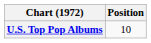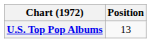(126, 29) 10 -> (126, 29) 13
